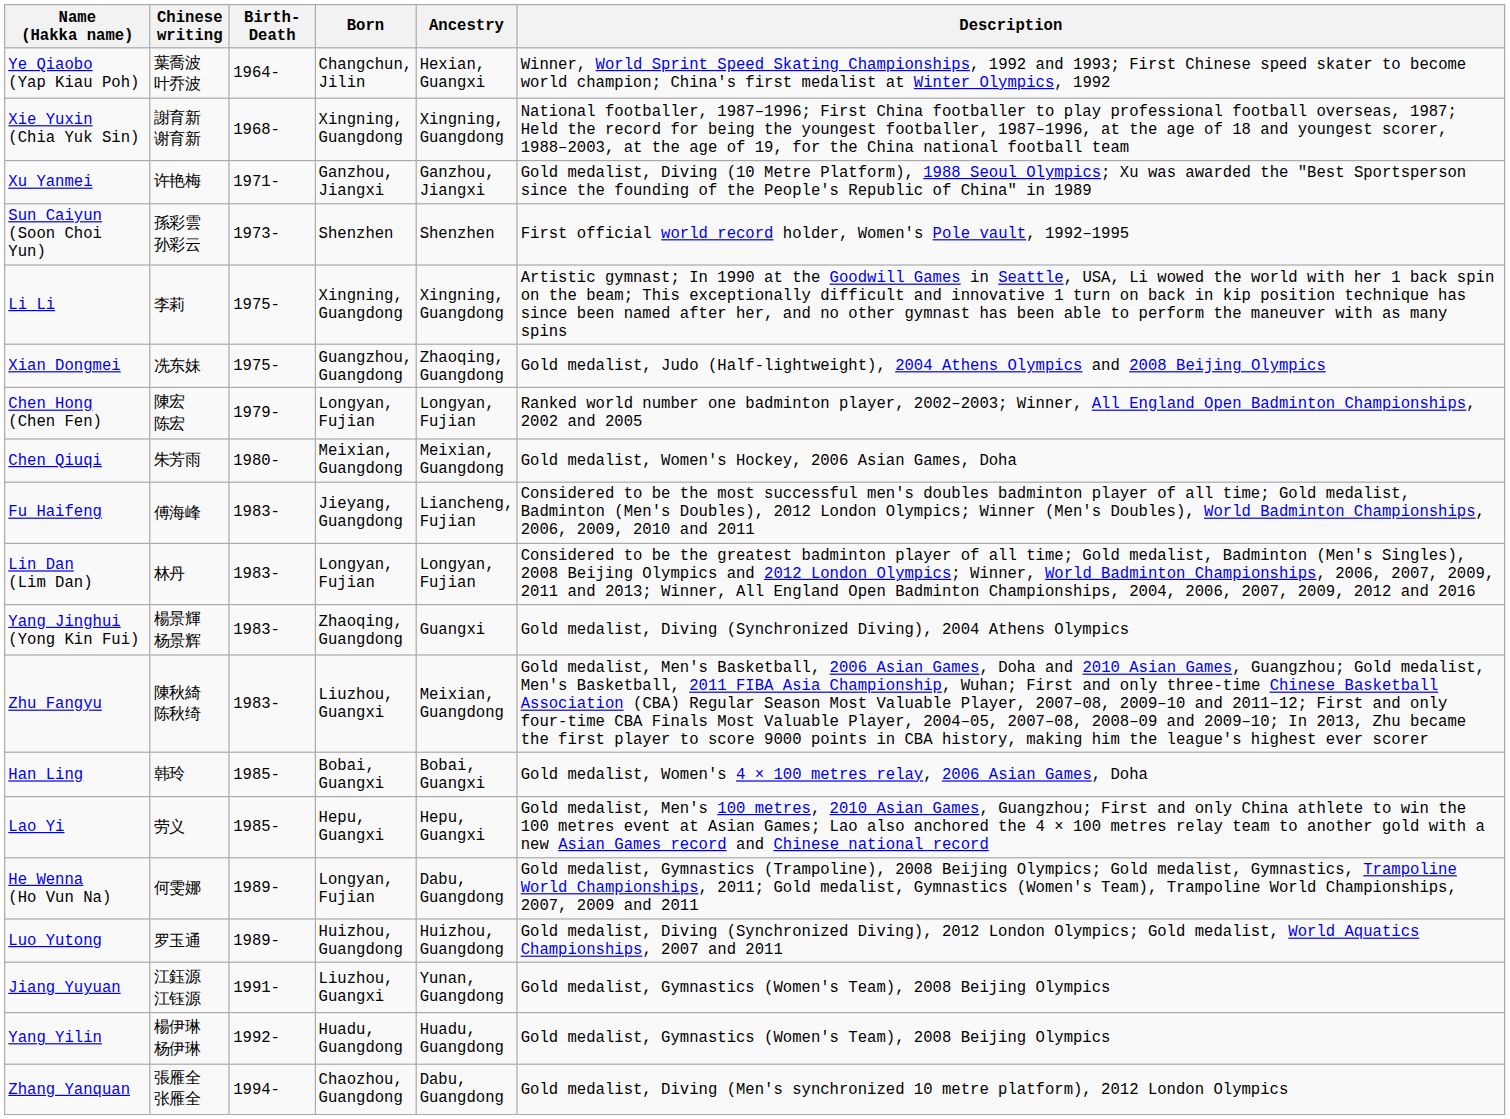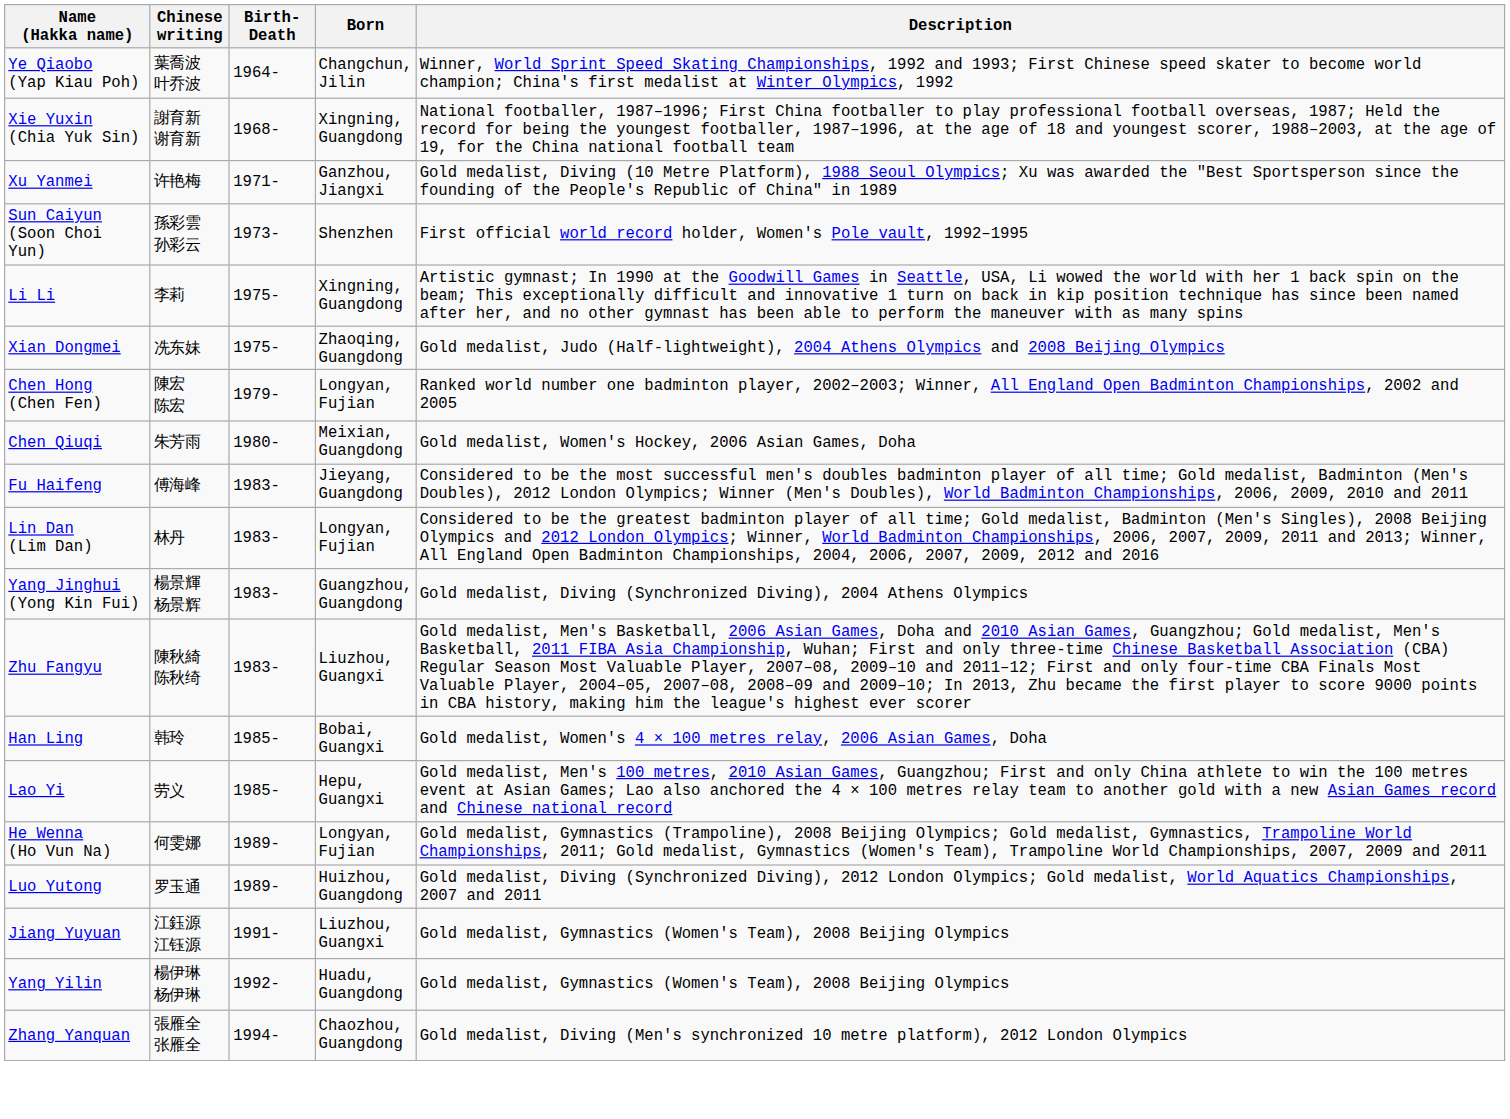- column: (466, 26)
(365, 366) Guangzhou, Guangdong -> (361, 348) Zhaoqing, Guangdong
(361, 630) Zhaoqing, Guangdong -> (365, 594) Guangzhou, Guangdong
